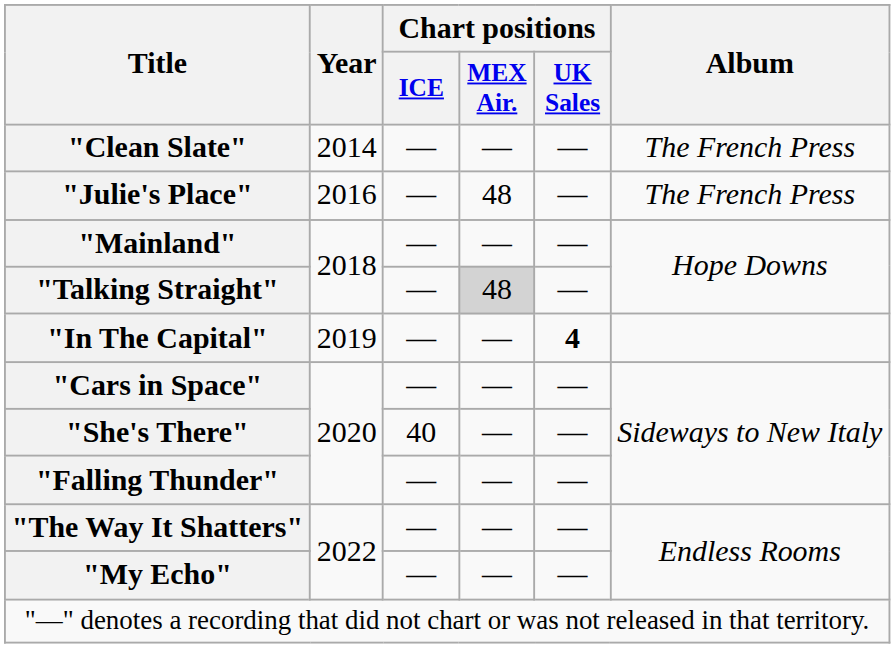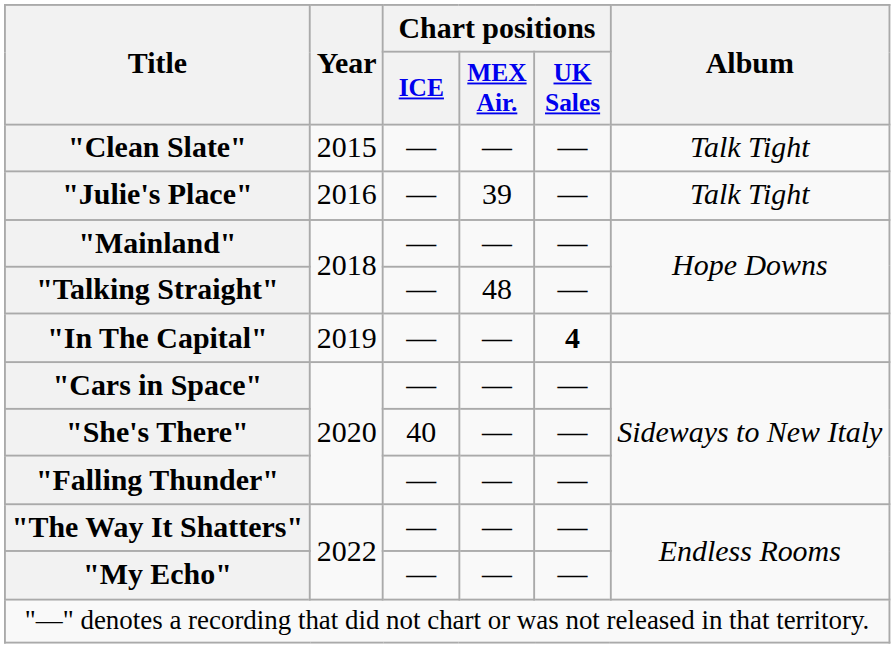(347, 147) 2014 -> (347, 147) 2015
(750, 147) The French Press -> (750, 147) Talk Tight
(497, 195) 48 -> (497, 195) 39
(750, 195) The French Press -> (750, 195) Talk Tight
(497, 289) lightgrey background -> (497, 289) no background
